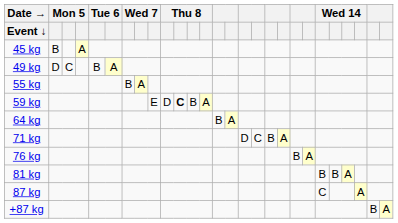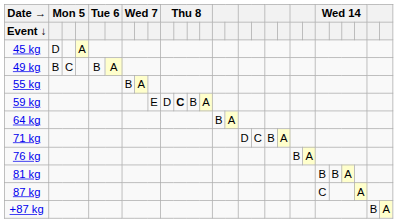(56, 49) B -> (56, 49) D
(56, 67) D -> (56, 67) B
